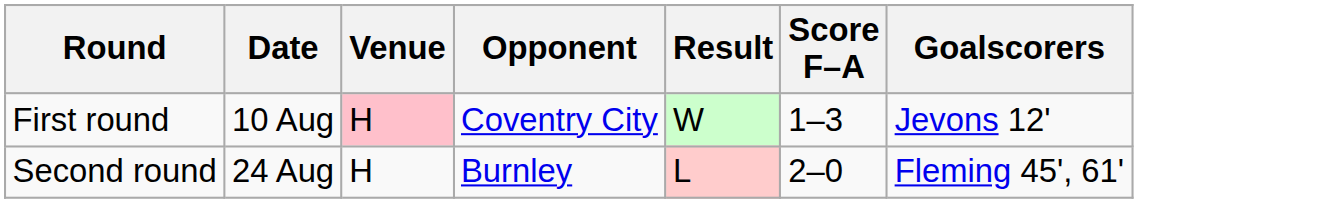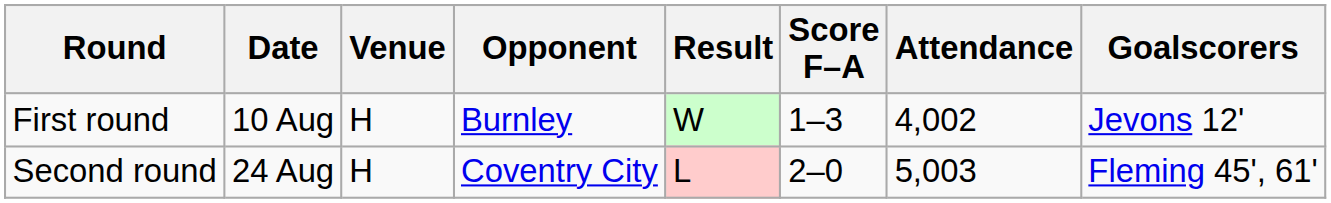+ column: (984, 48)
(361, 119) pink background -> (361, 119) no background
(559, 119) Coventry City -> (517, 119) Burnley
(517, 171) Burnley -> (559, 171) Coventry City
